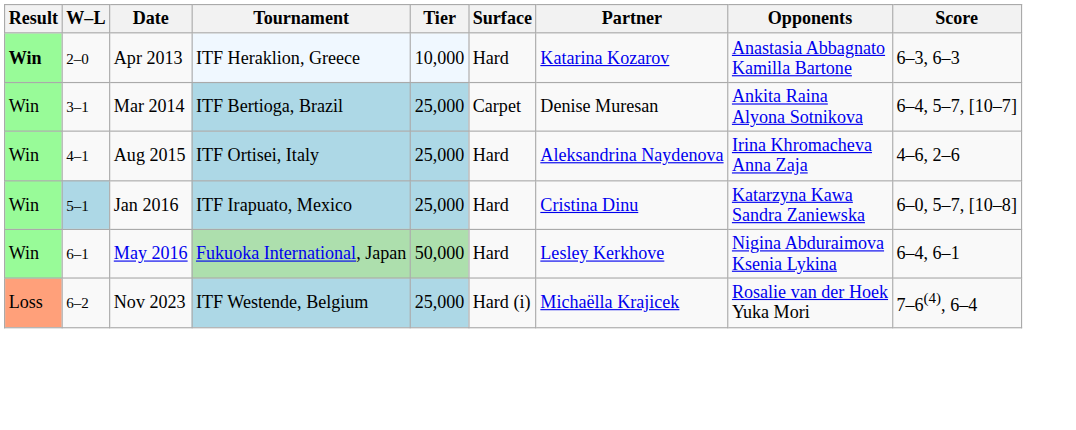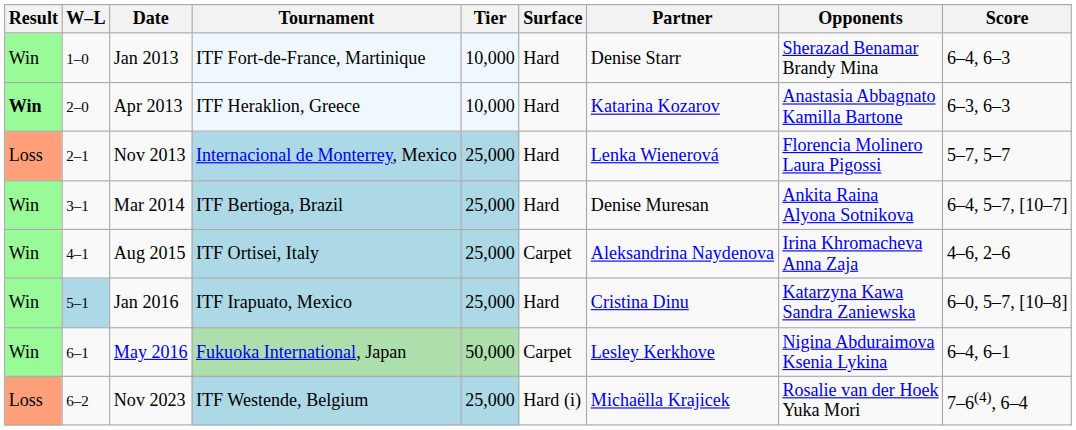+ row: (146, 57)
+ row: (150, 155)
(497, 106) Carpet -> (541, 204) Hard
(491, 155) Hard -> (547, 253) Carpet
(491, 253) Hard -> (547, 351) Carpet
